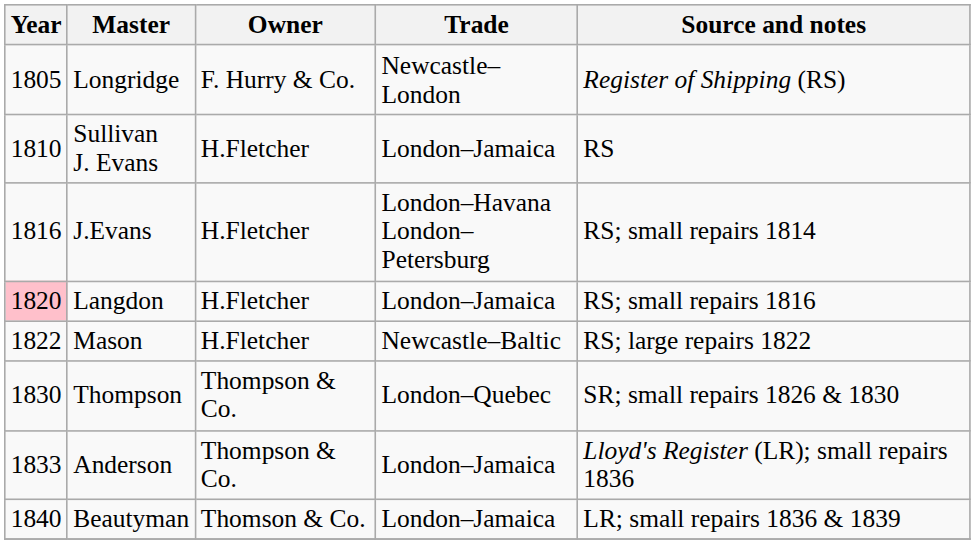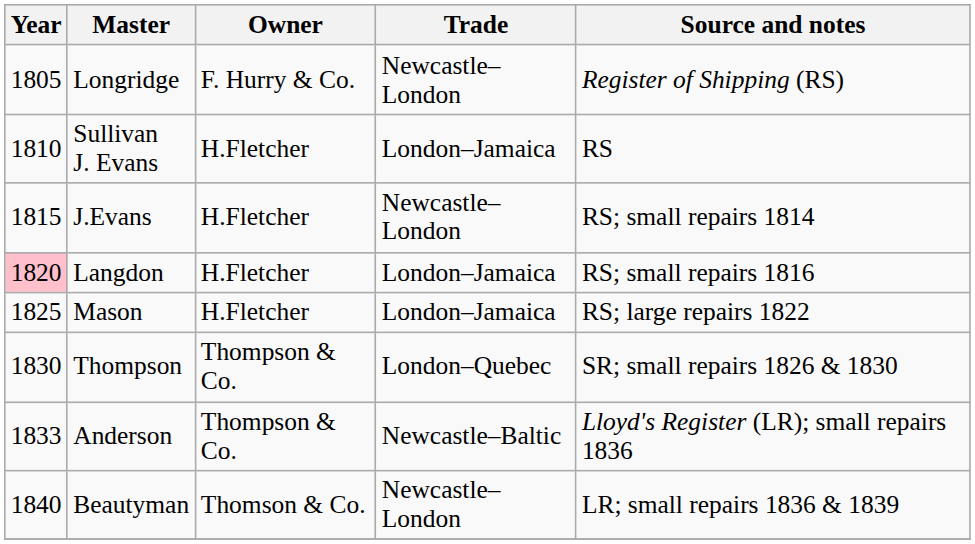(36, 231) 1816 -> (36, 217) 1815
(466, 231) London–Havana London–Petersburg -> (441, 217) Newcastle–London
(36, 340) 1822 -> (36, 312) 1825
(471, 340) Newcastle–Baltic -> (469, 312) London–Jamaica
(468, 464) London–Jamaica -> (472, 435) Newcastle–Baltic
(468, 519) London–Jamaica -> (441, 504) Newcastle–London
